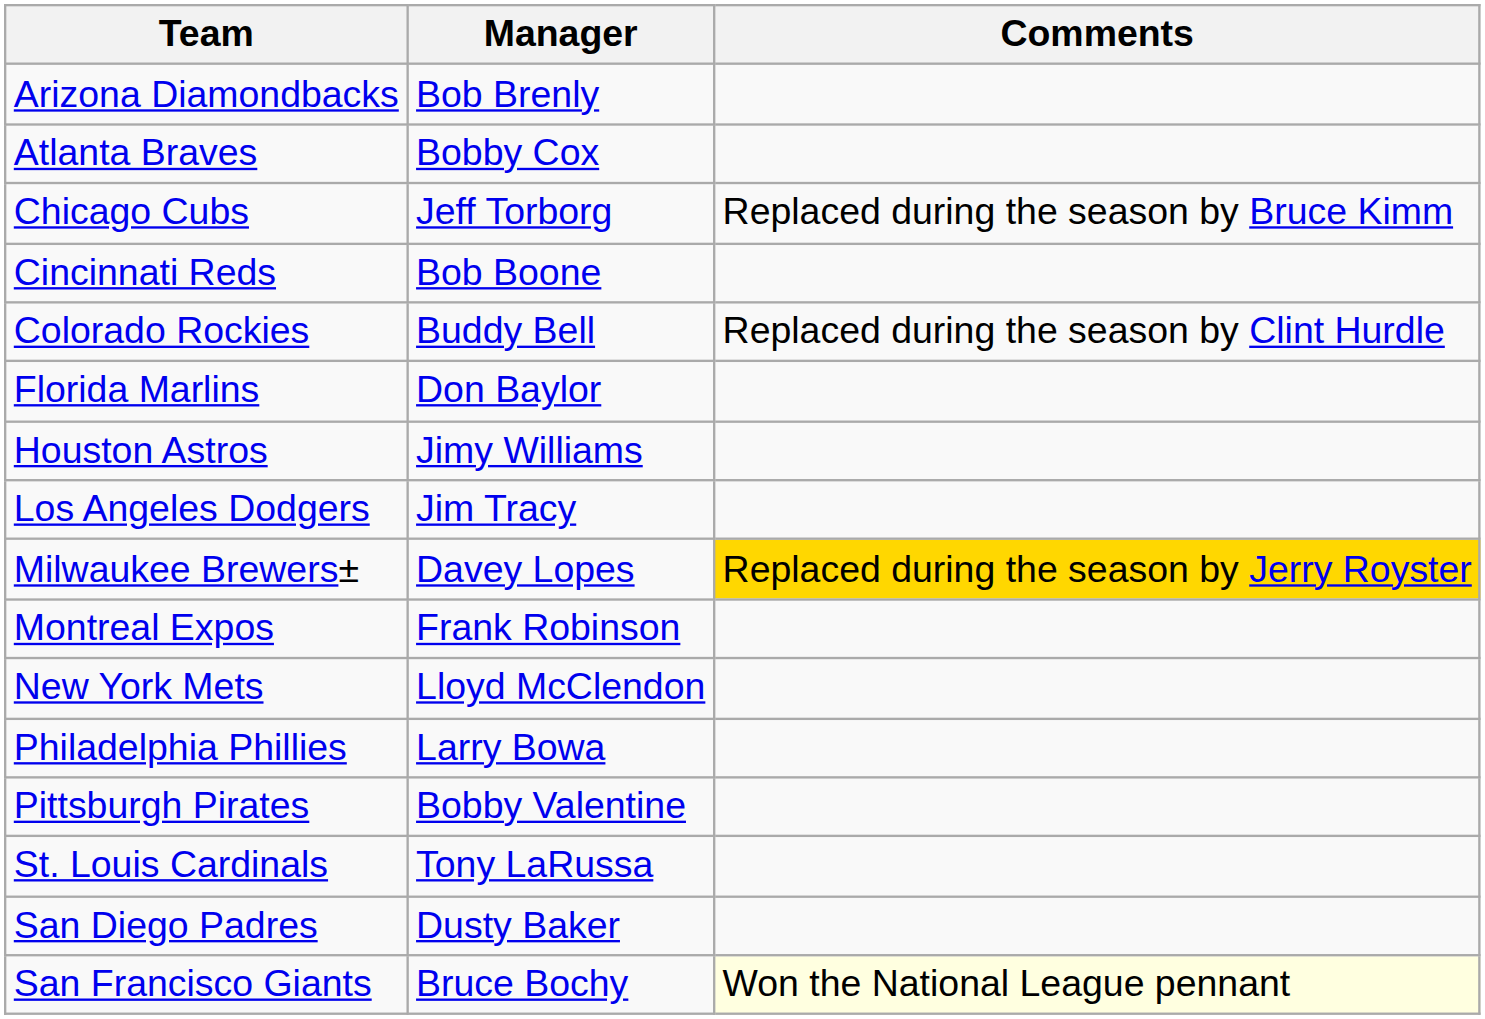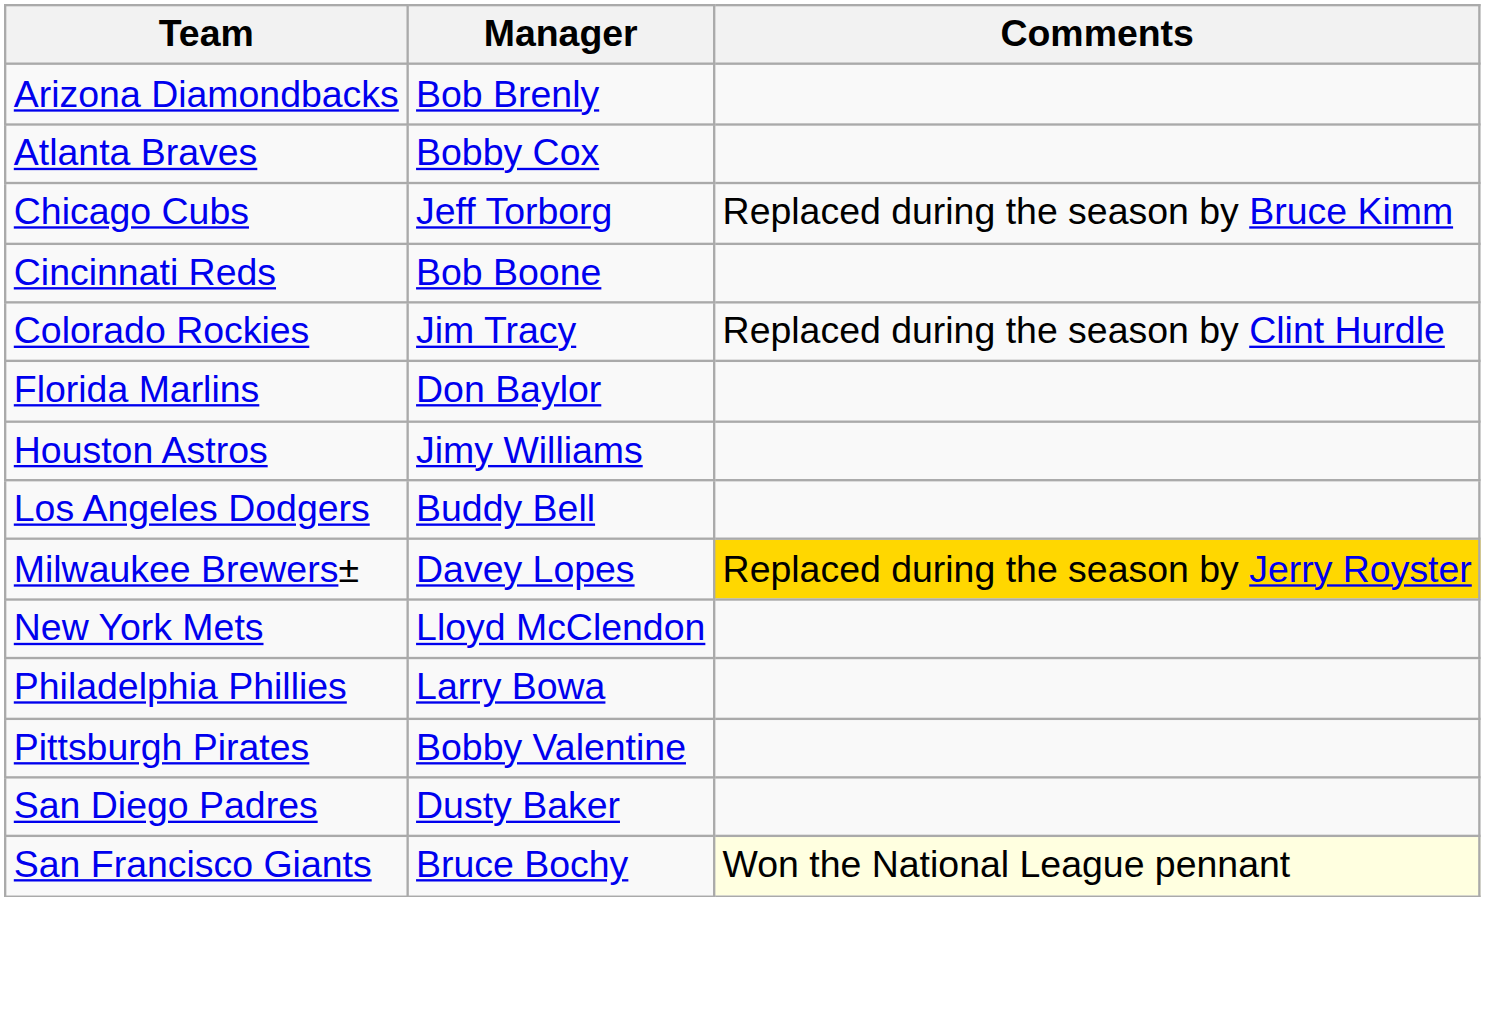(506, 331) Buddy Bell -> (496, 331) Jim Tracy
(496, 509) Jim Tracy -> (506, 509) Buddy Bell
- row: (144, 627)
- row: (171, 865)
